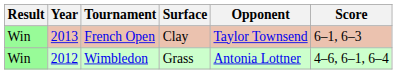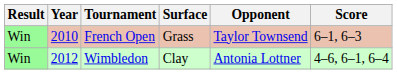(64, 36) 2013 -> (64, 36) 2010
(175, 36) Clay -> (178, 36) Grass
(178, 58) Grass -> (175, 58) Clay
